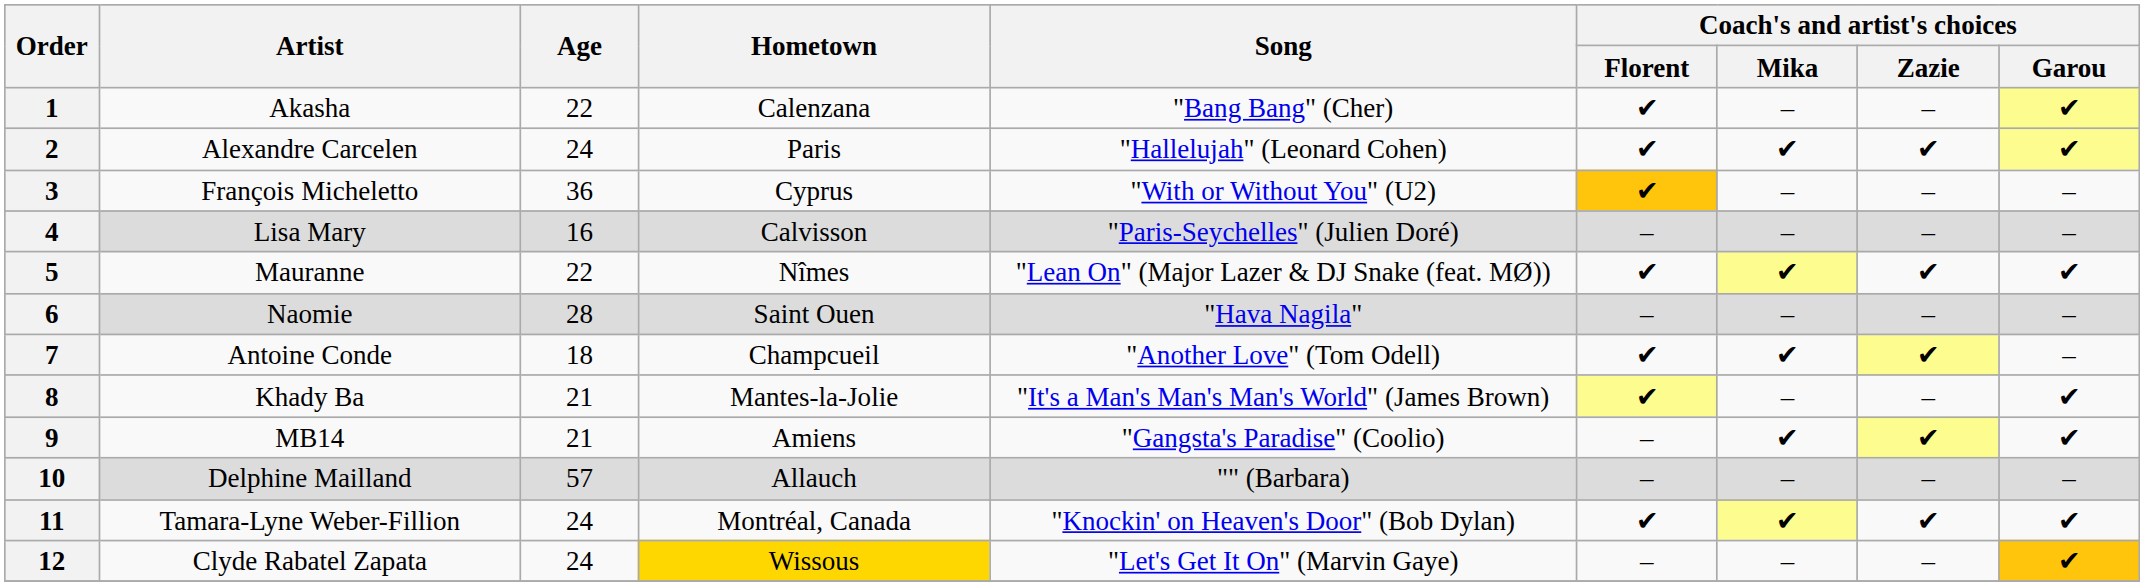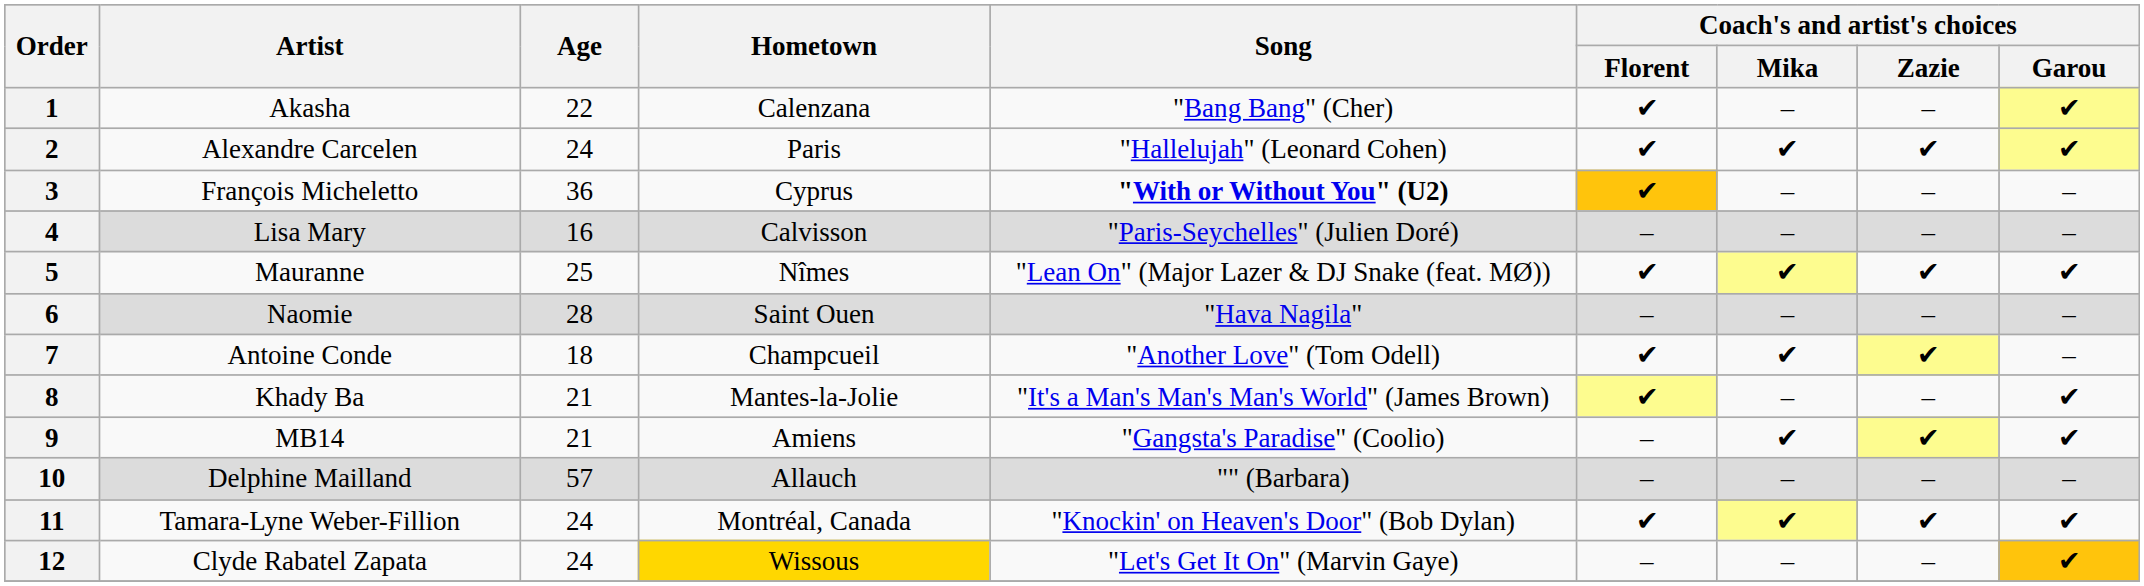(1283, 190) normal -> (1283, 190) bold
(579, 273) 22 -> (579, 273) 25
